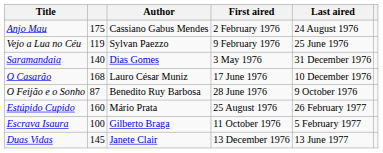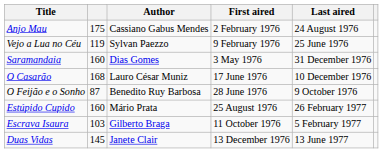(97, 60) 140 -> (97, 60) 160
(97, 124) 100 -> (97, 124) 103
